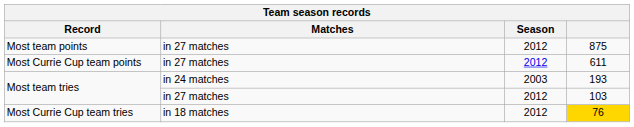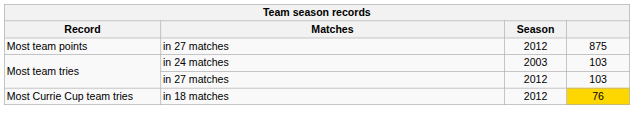- row: (74, 63)
(598, 79) 193 -> (598, 63) 103
